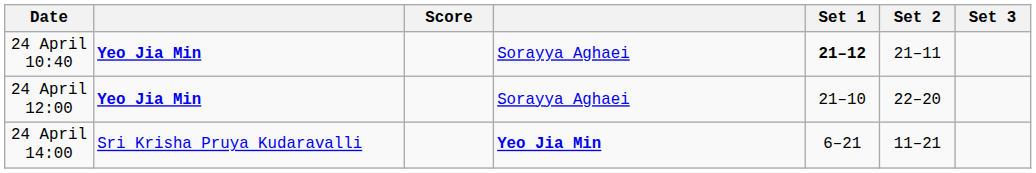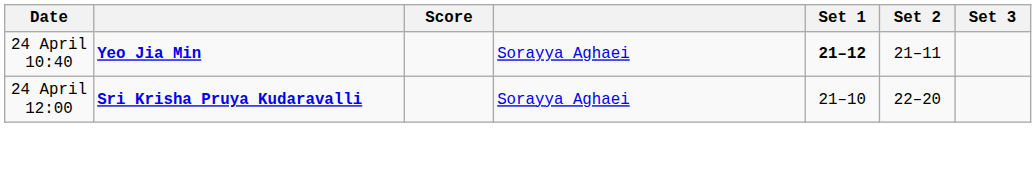(149, 99) Yeo Jia Min -> (230, 99) Sri Krisha Pruya Kudaravalli
- row: (49, 144)
